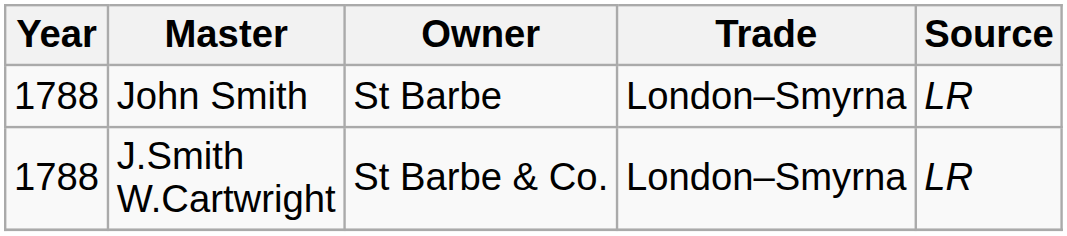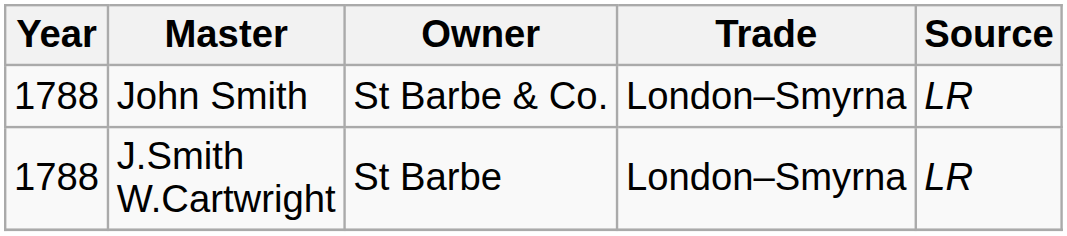(428, 95) St Barbe -> (481, 95) St Barbe & Co.
(481, 177) St Barbe & Co. -> (428, 177) St Barbe
